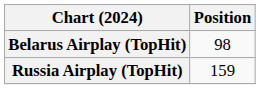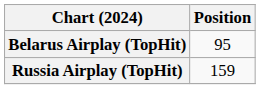(223, 44) 98 -> (223, 44) 95
